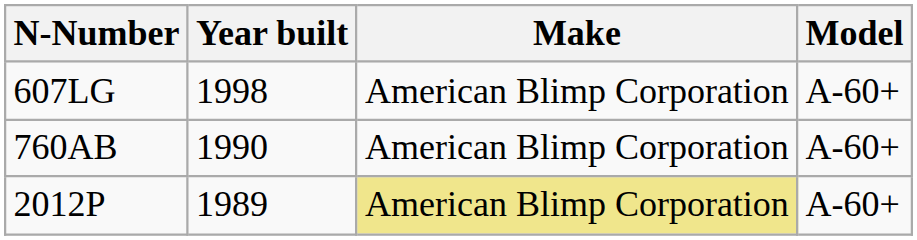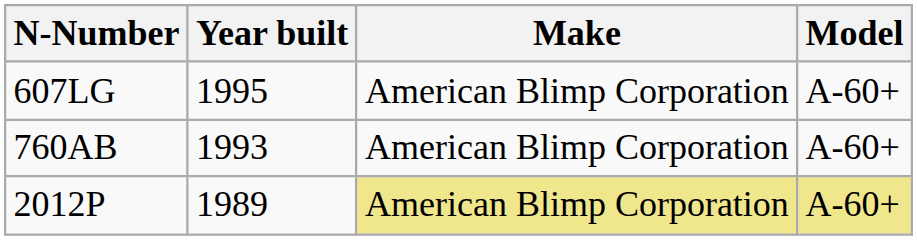(232, 90) 1998 -> (232, 90) 1995
(232, 147) 1990 -> (232, 147) 1993
(853, 204) no background -> (853, 204) khaki background
